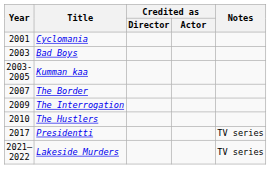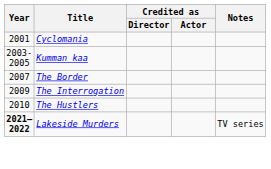- row: (57, 53)
- row: (65, 133)
(19, 152) normal -> (19, 124) bold
